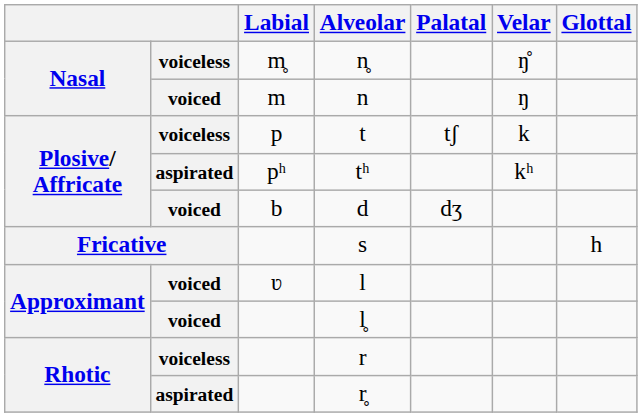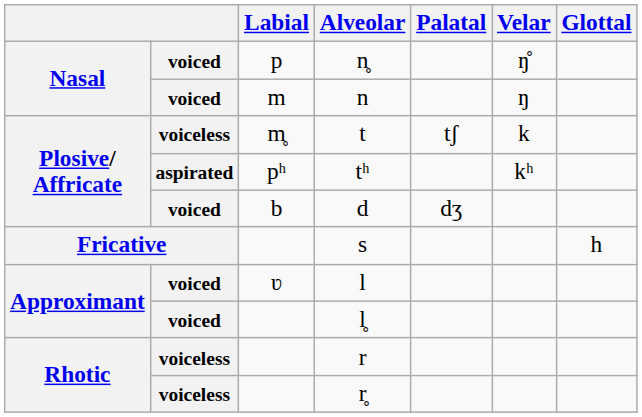(194, 61) voiceless -> (194, 61) voiced
(277, 60) m̥ -> (277, 60) p
(277, 134) p -> (277, 134) m̥
(194, 394) aspirated -> (194, 394) voiceless
